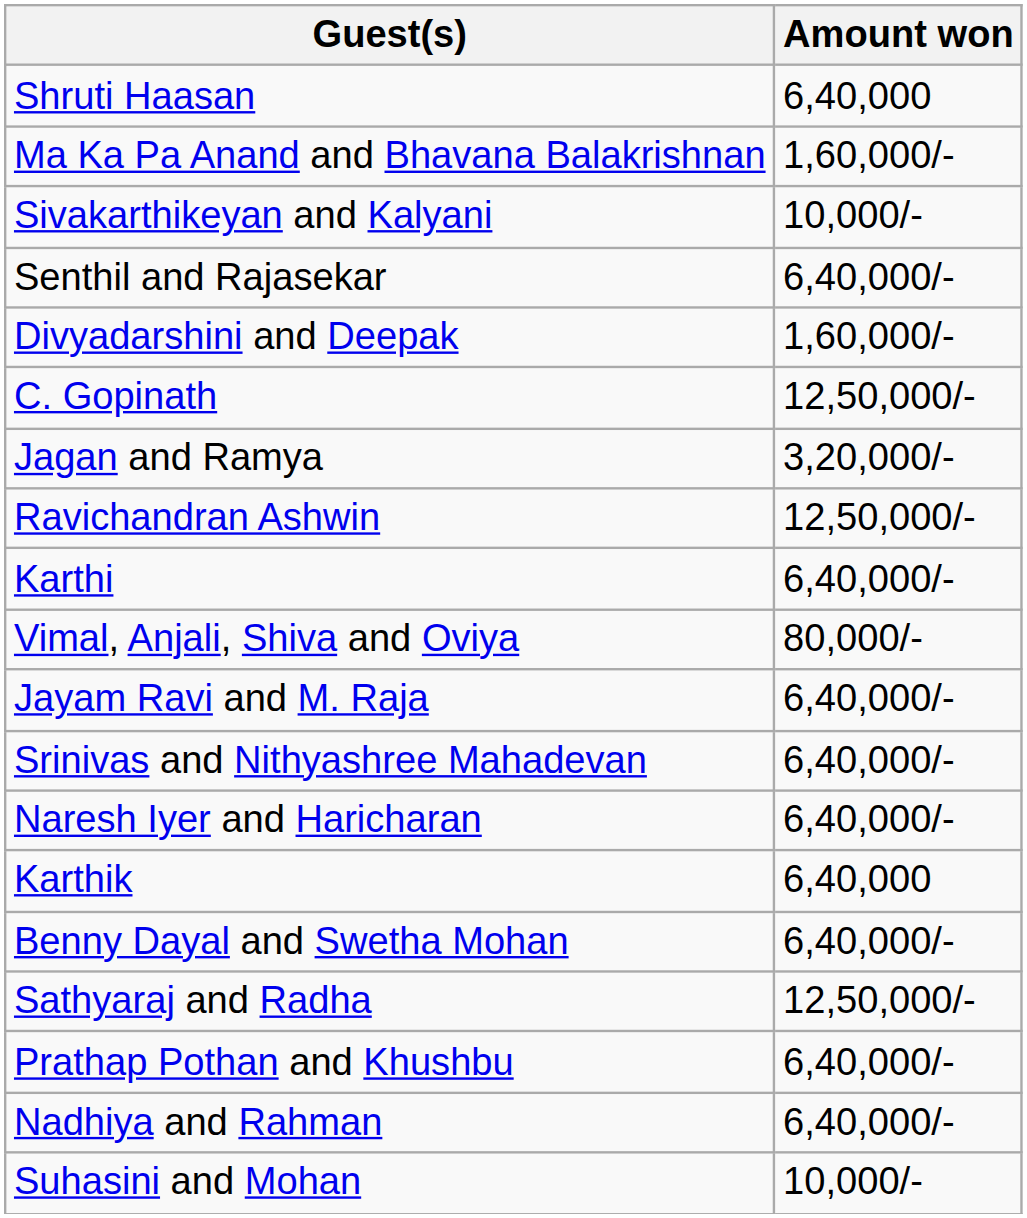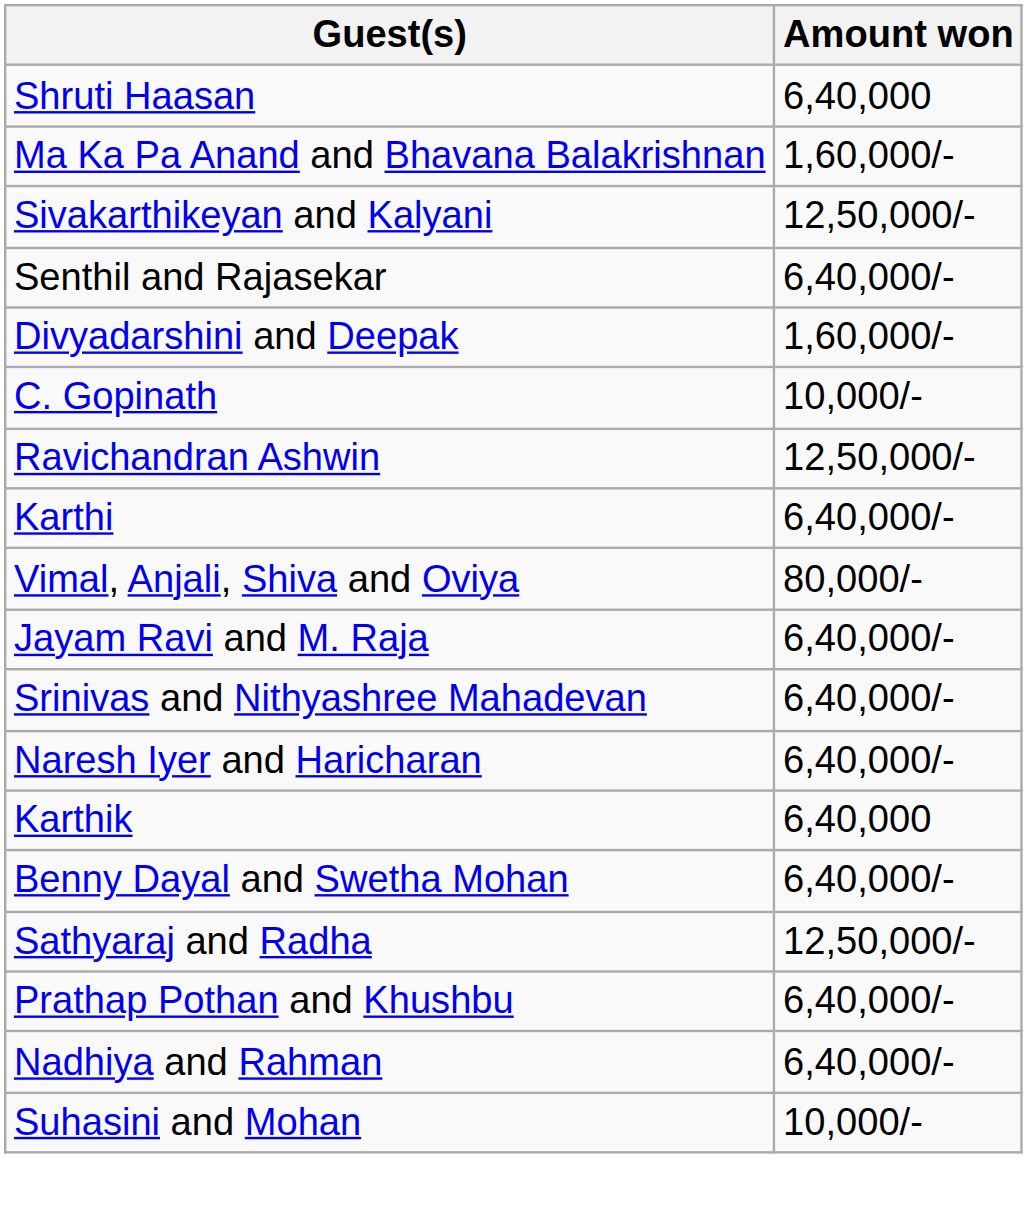(853, 215) 10,000/- -> (879, 215) 12,50,000/-
(879, 397) 12,50,000/- -> (853, 397) 10,000/-
- row: (168, 457)
